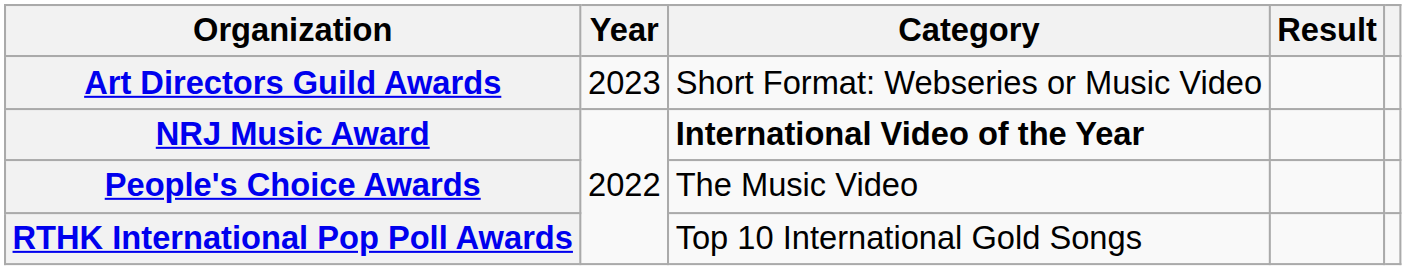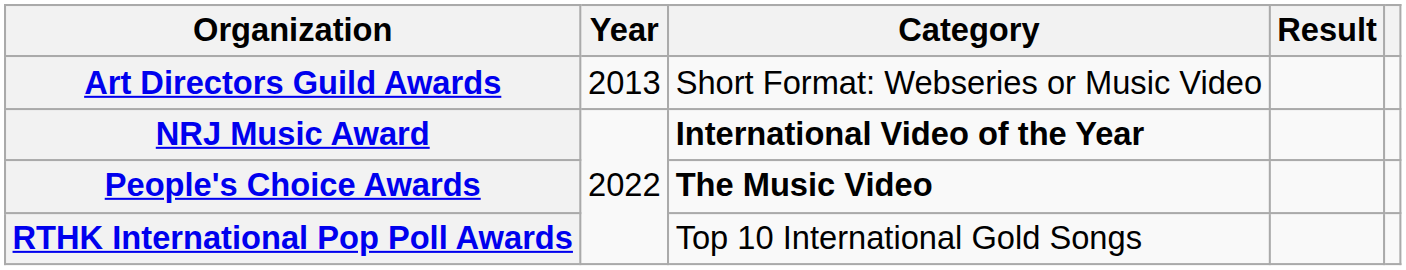(624, 82) 2023 -> (624, 82) 2013
(797, 185) normal -> (804, 185) bold
